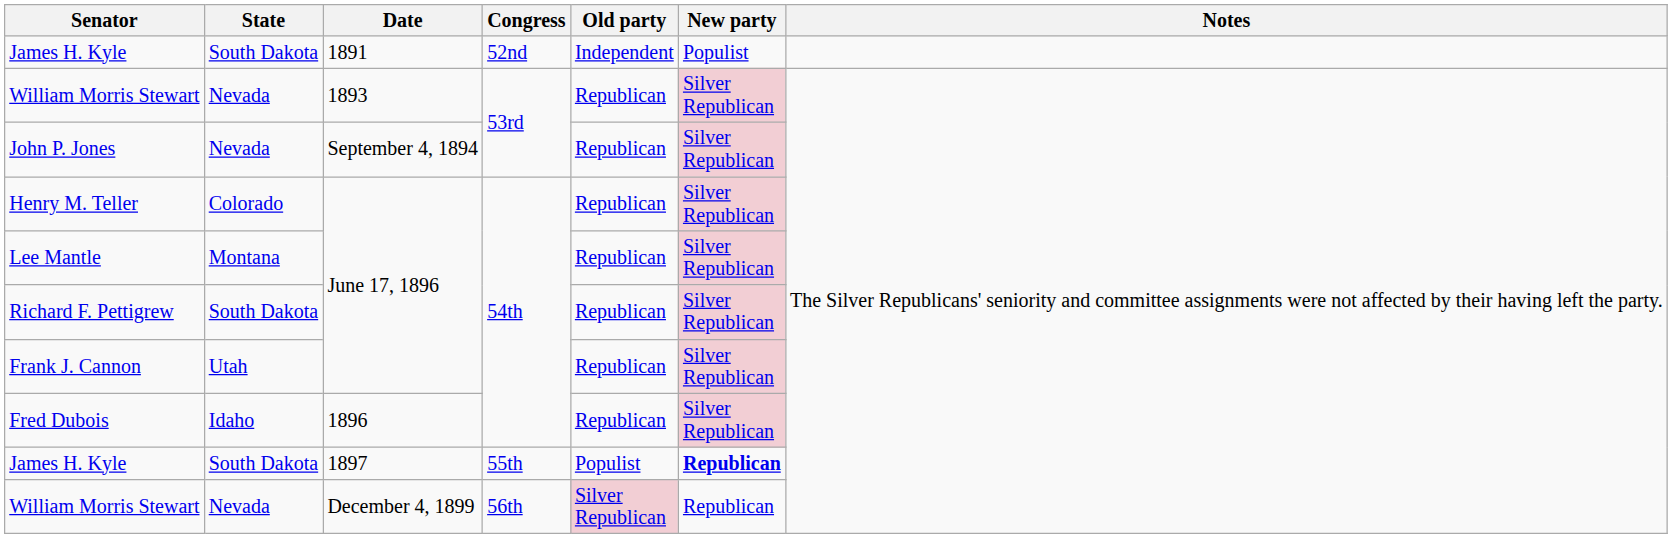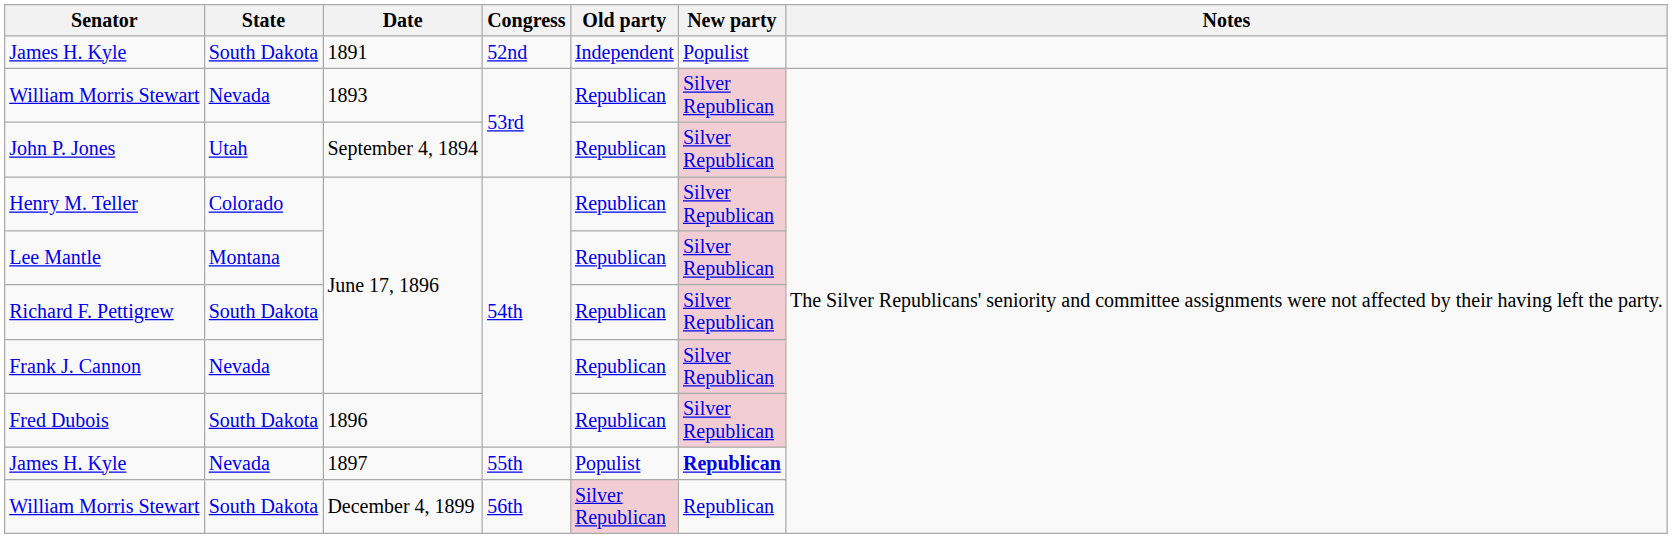(239, 149) Nevada -> (228, 149) Utah
(228, 366) Utah -> (239, 366) Nevada
(232, 420) Idaho -> (263, 420) South Dakota
(263, 463) South Dakota -> (239, 463) Nevada
(239, 506) Nevada -> (263, 506) South Dakota
